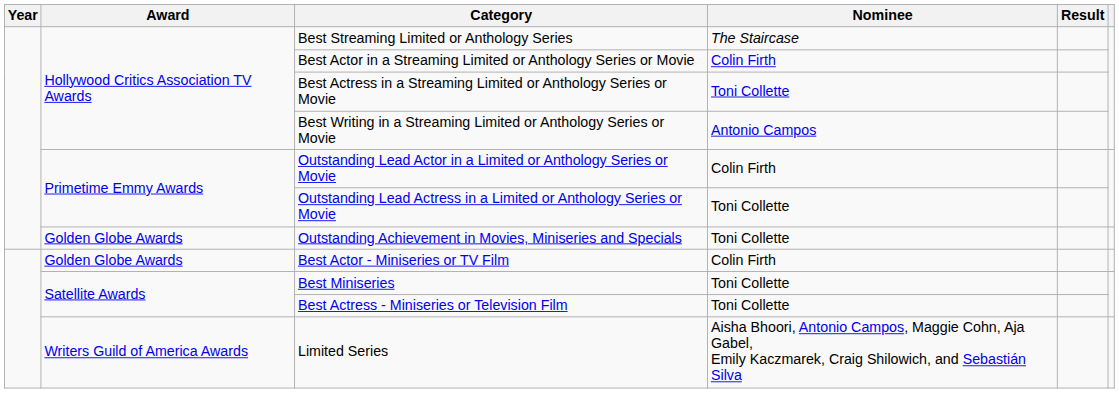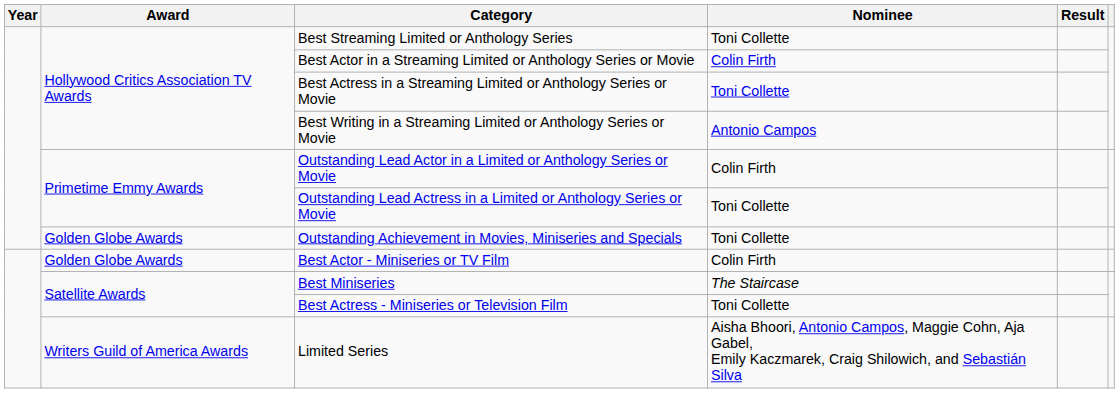(755, 38) The Staircase -> (750, 38) Toni Collette
(750, 283) Toni Collette -> (755, 283) The Staircase
